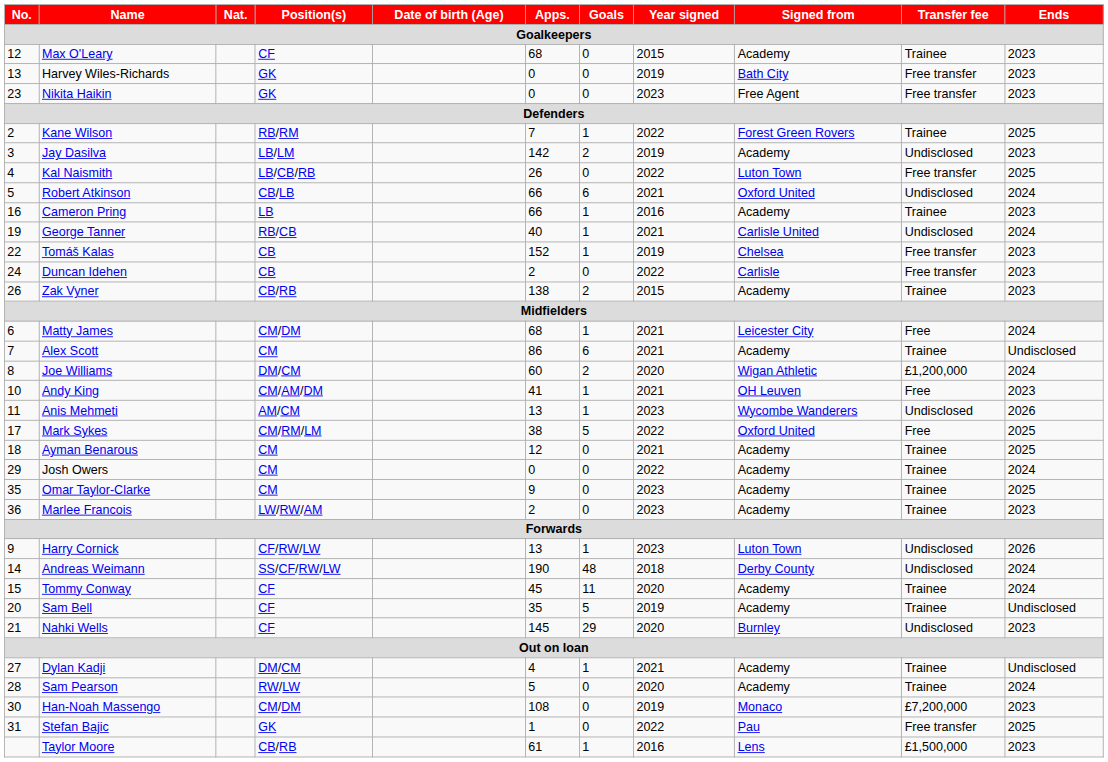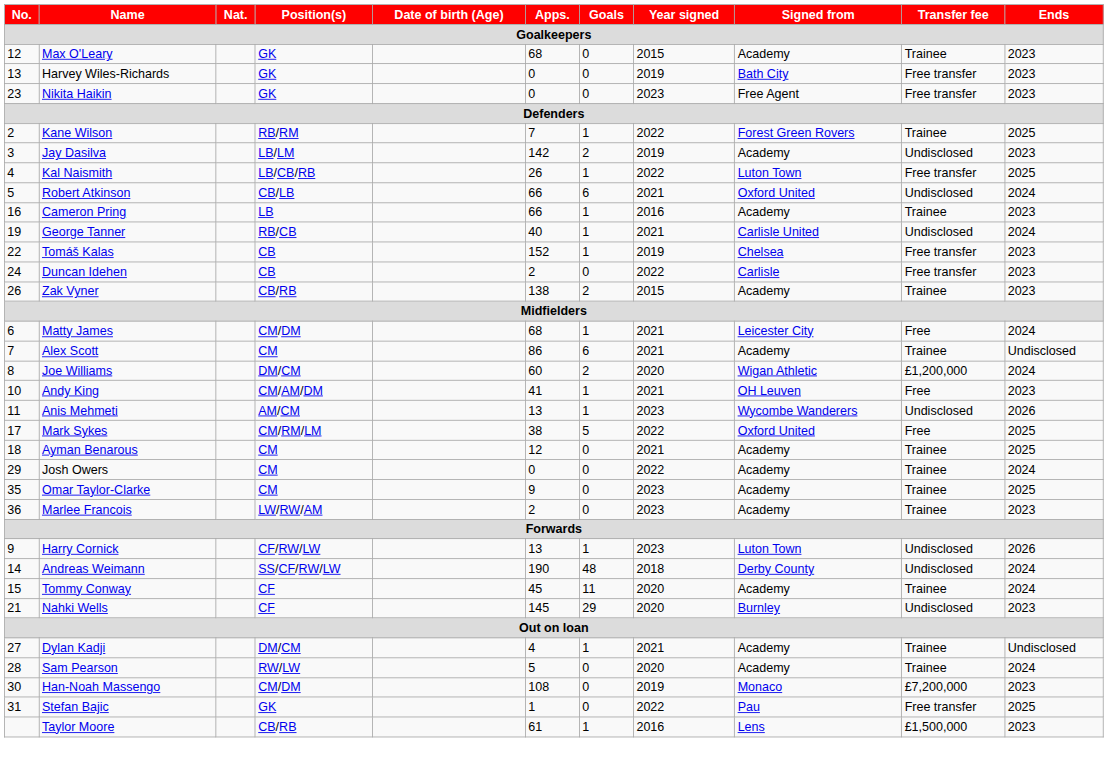(267, 54) CF -> (267, 54) GK
(586, 173) 0 -> (586, 173) 1
- row: (67, 608)
